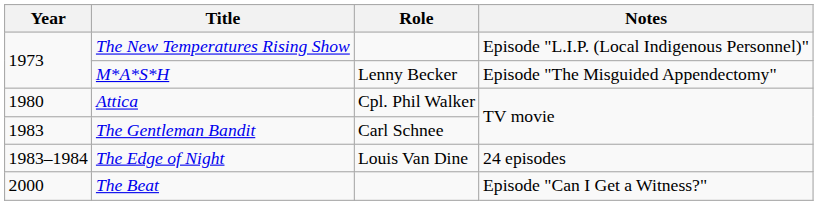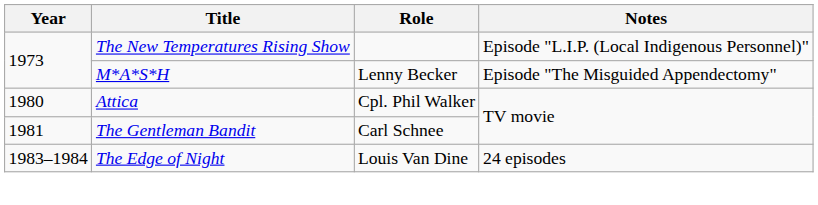(26, 130) 1983 -> (26, 130) 1981
- row: (127, 185)
